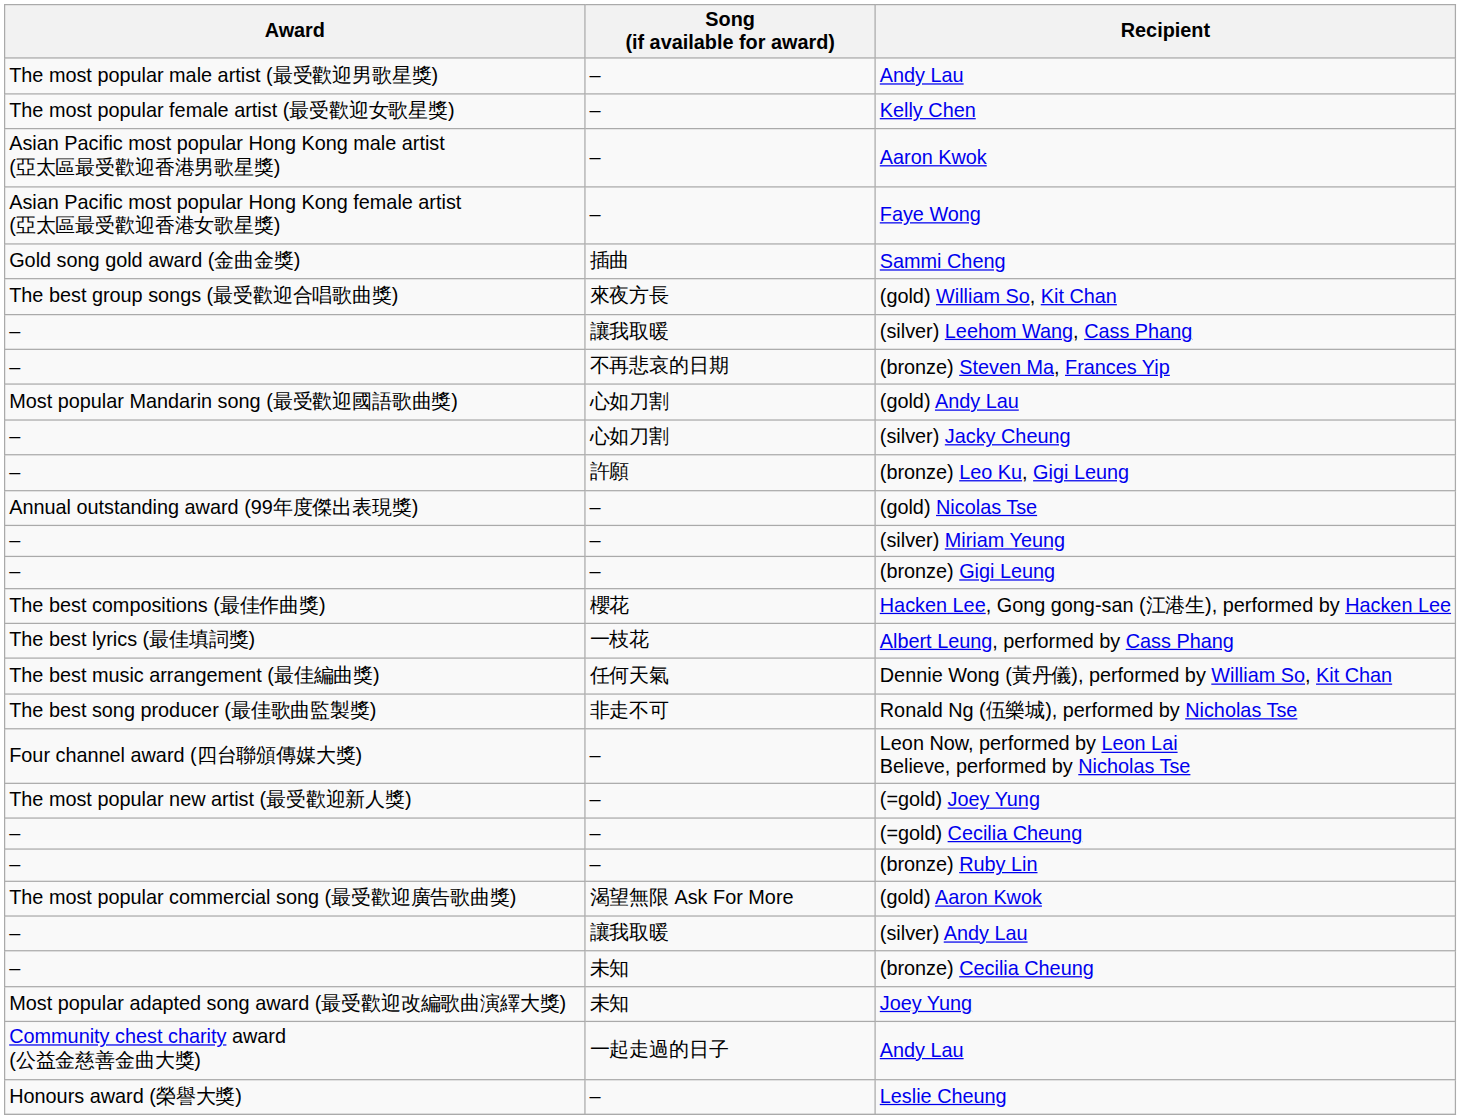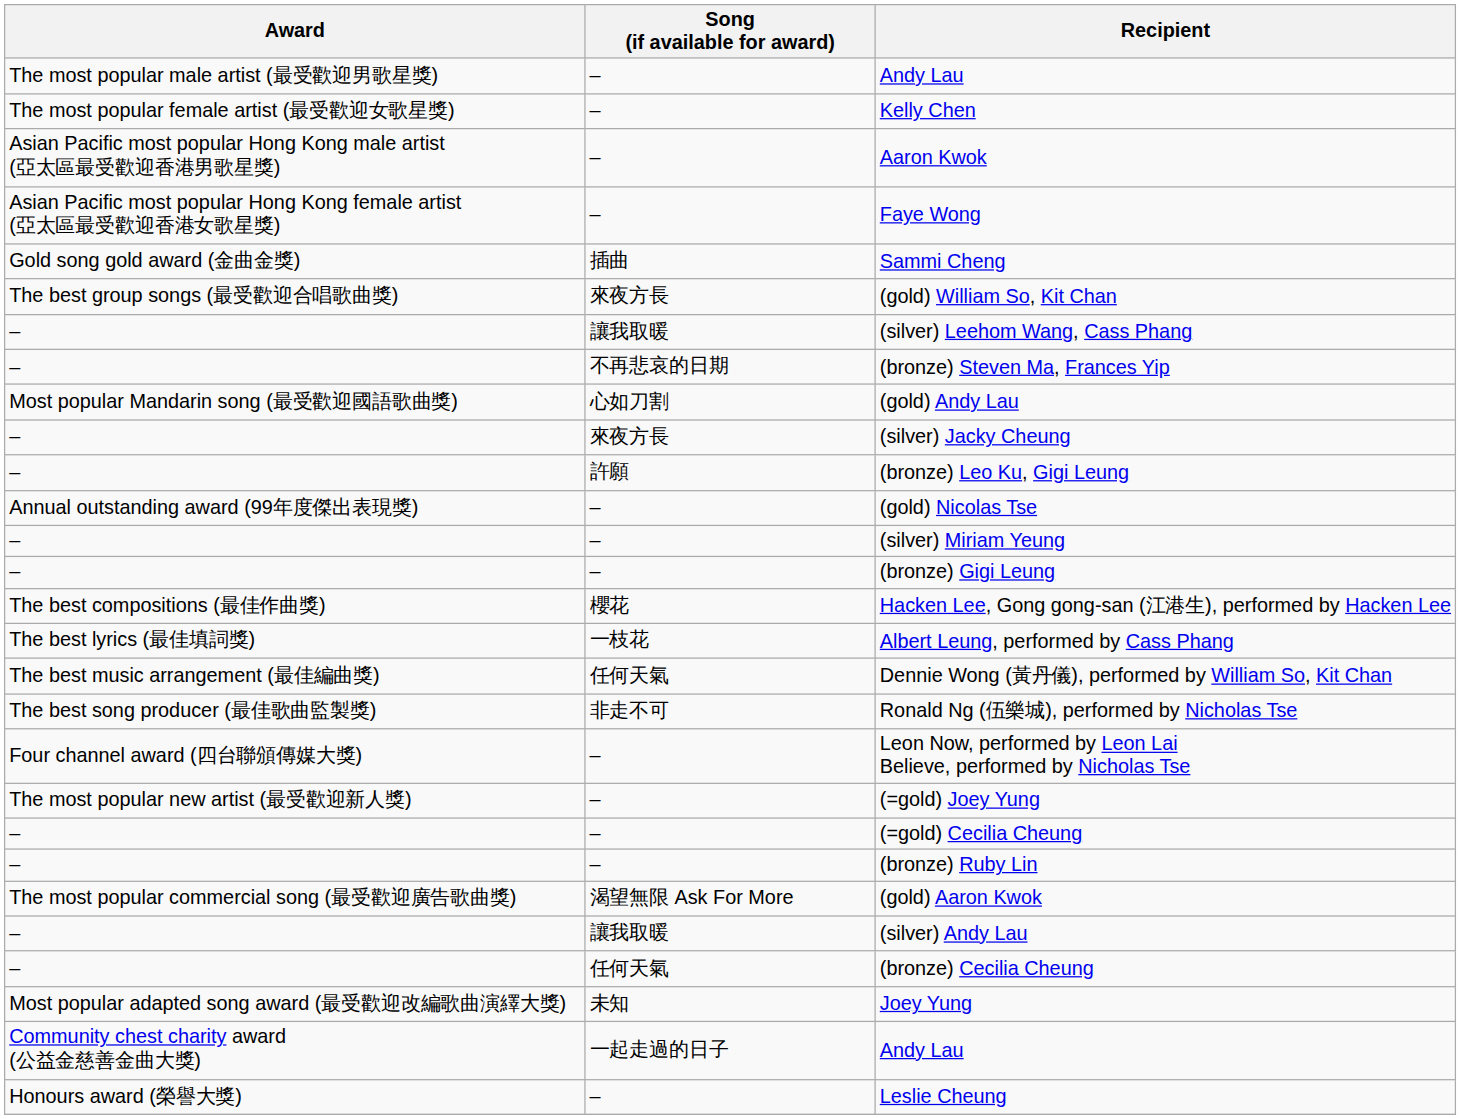(629, 436) 心如刀割 -> (629, 436) 來夜方長
(609, 968) 未知 -> (629, 968) 任何天氣
